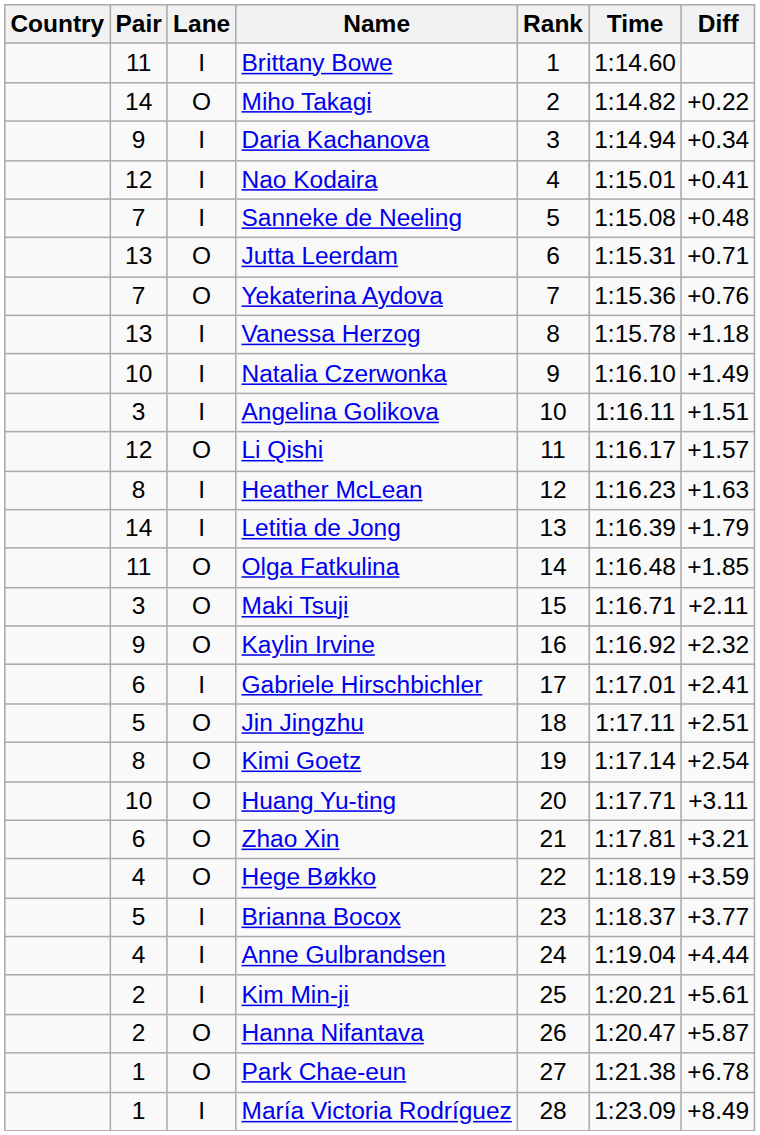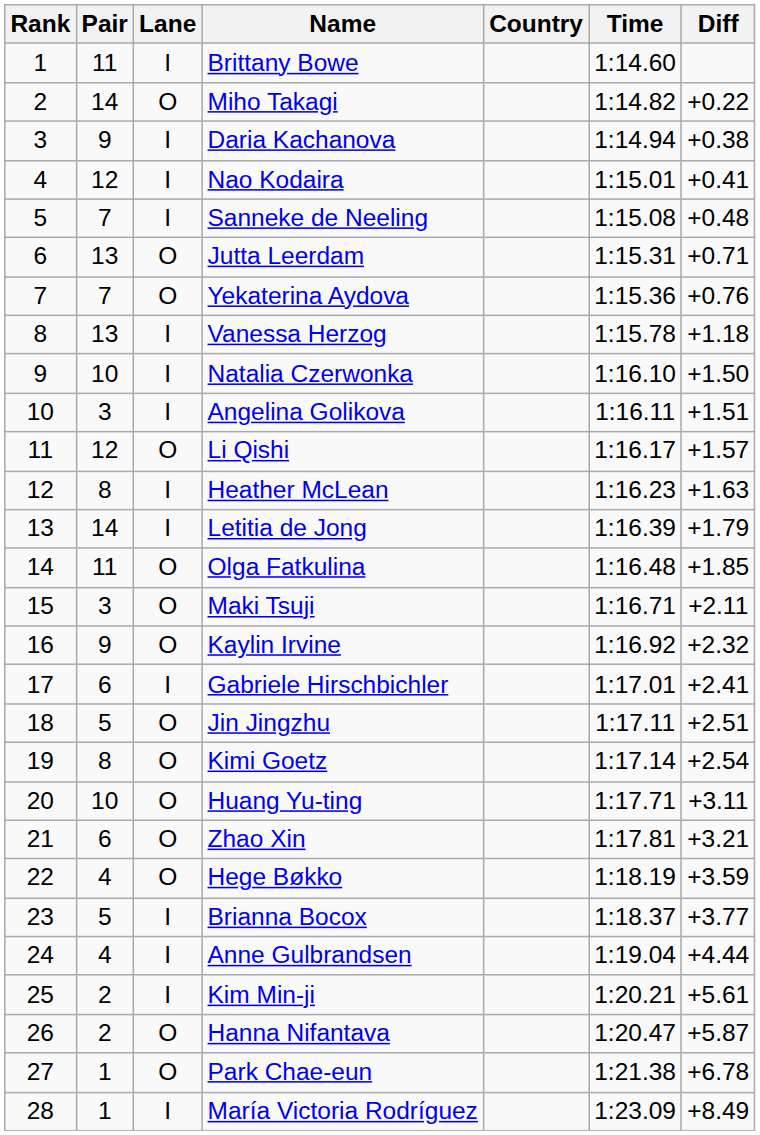columns swapped: (553, 23) <-> (57, 23)
(718, 140) +0.34 -> (718, 140) +0.38
(718, 373) +1.49 -> (718, 373) +1.50
